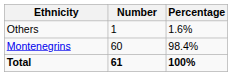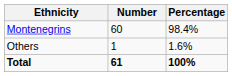rows swapped: (39, 46) <-> (23, 29)
